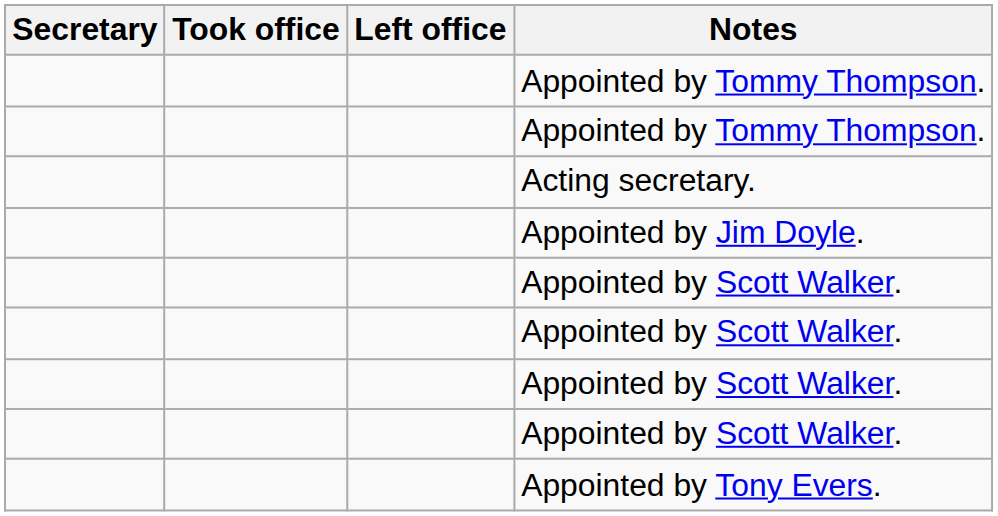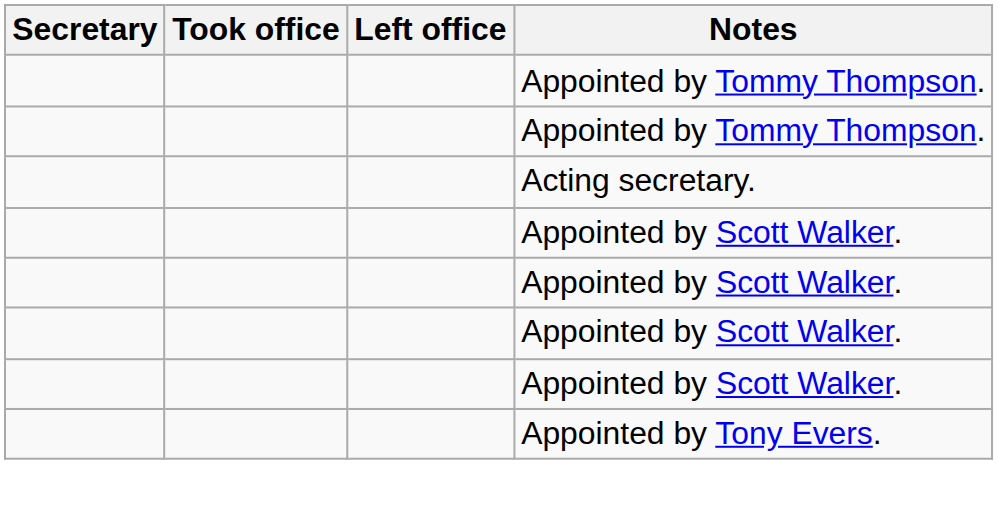- row: (85, 232)
